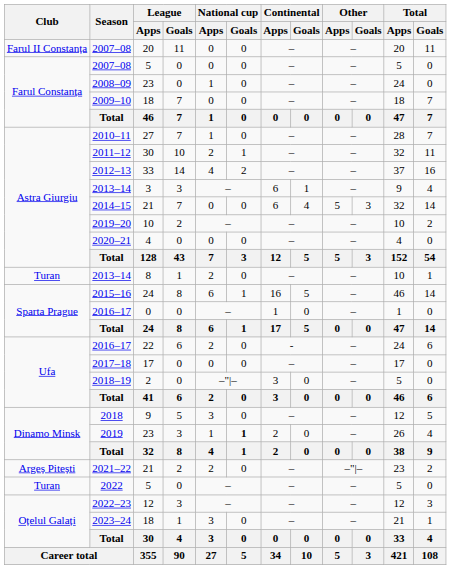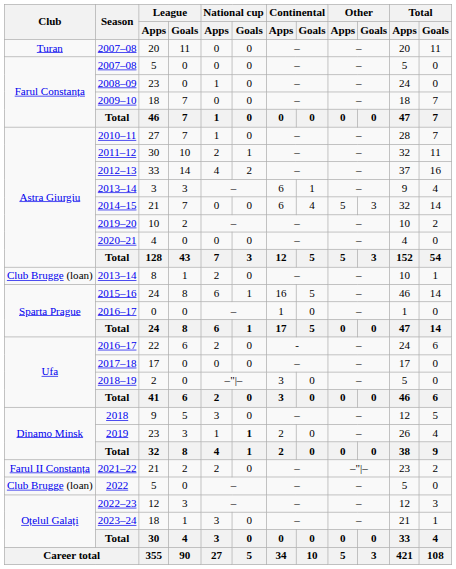(47, 48) Farul II Constanța -> (50, 48) Turan
(47, 275) Turan -> (50, 275) Club Brugge (loan)
(47, 468) Argeș Pitești -> (50, 468) Farul II Constanța
(47, 485) Turan -> (50, 485) Club Brugge (loan)
